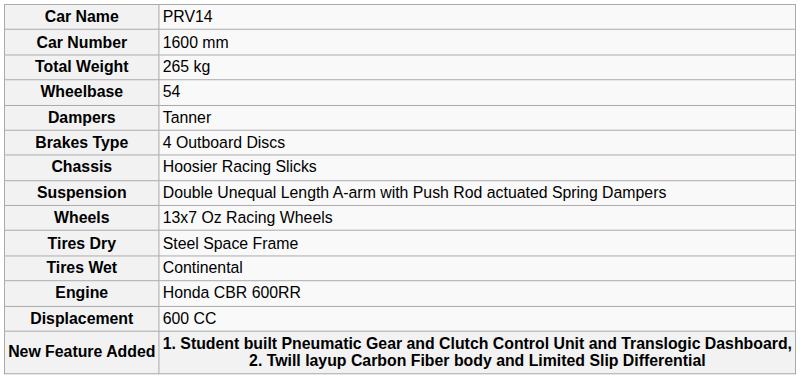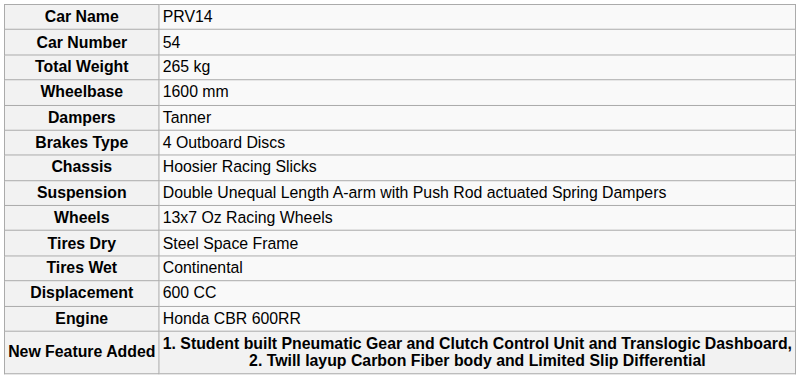(196, 42) 1600 mm -> (172, 42) 54
(172, 92) 54 -> (196, 92) 1600 mm
rows swapped: (82, 293) <-> (82, 318)
